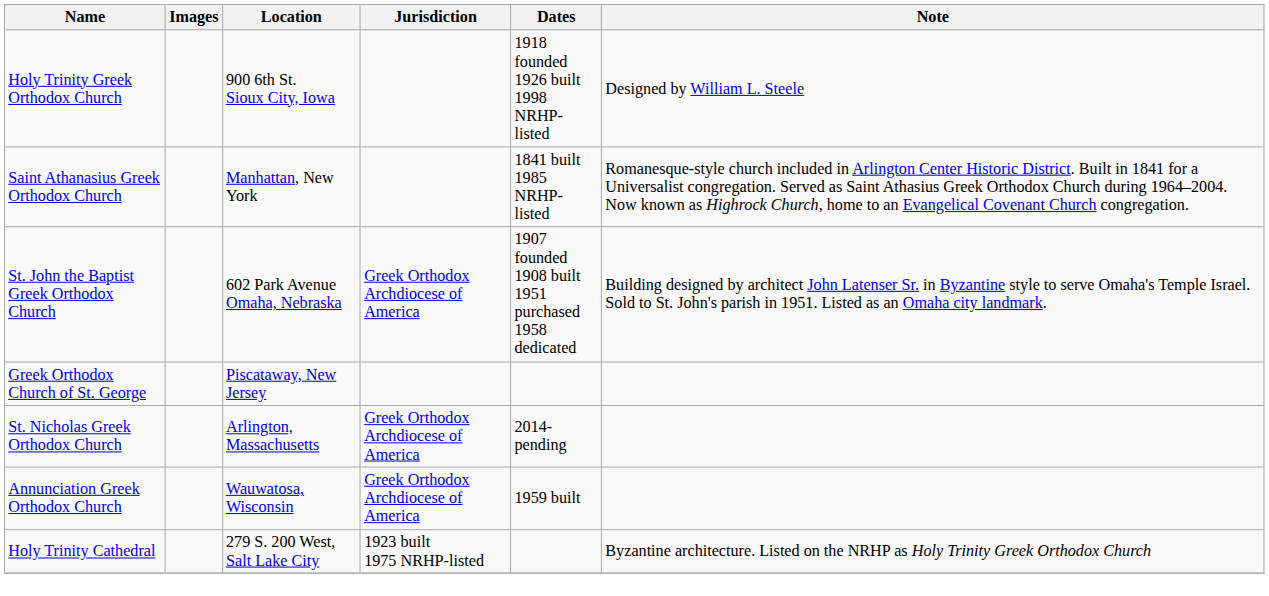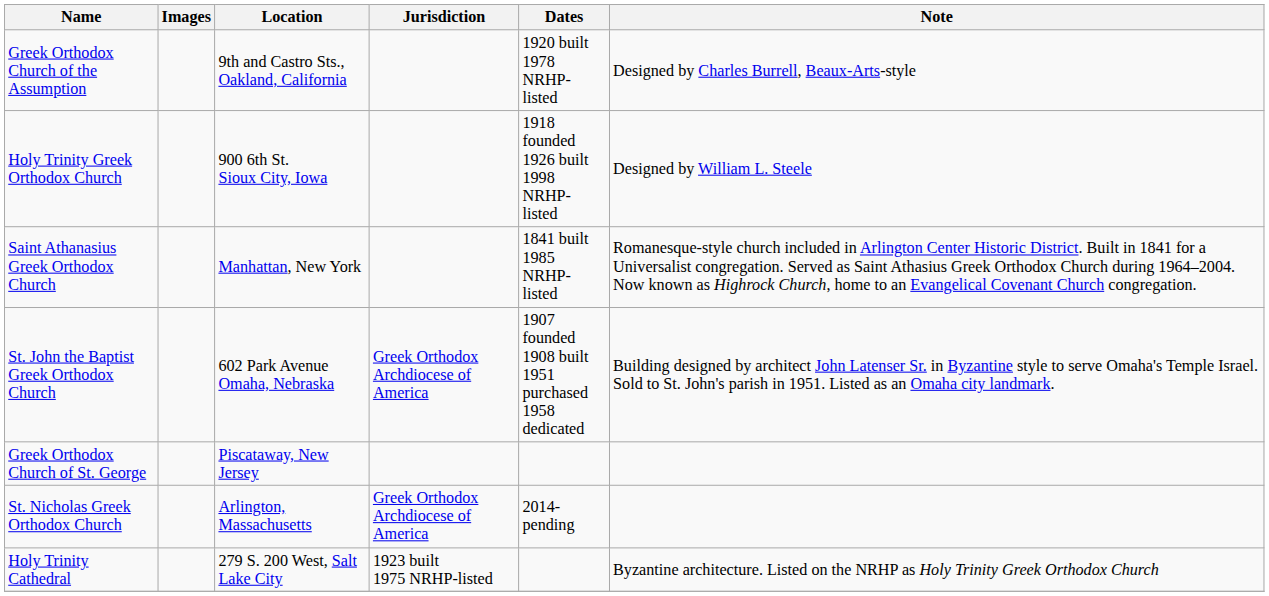+ row: (61, 70)
- row: (74, 498)
